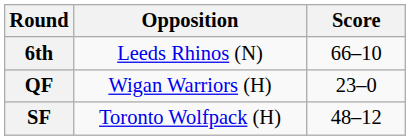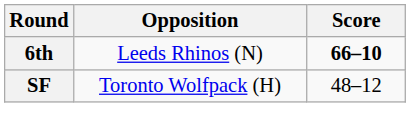(356, 53) normal -> (356, 53) bold
- row: (39, 85)
